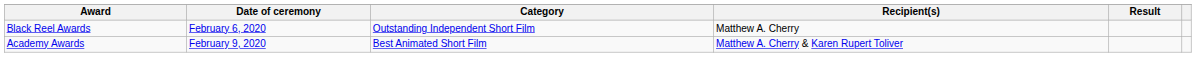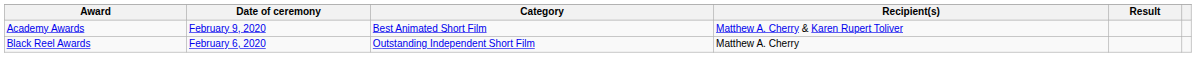rows swapped: (45, 44) <-> (49, 28)
